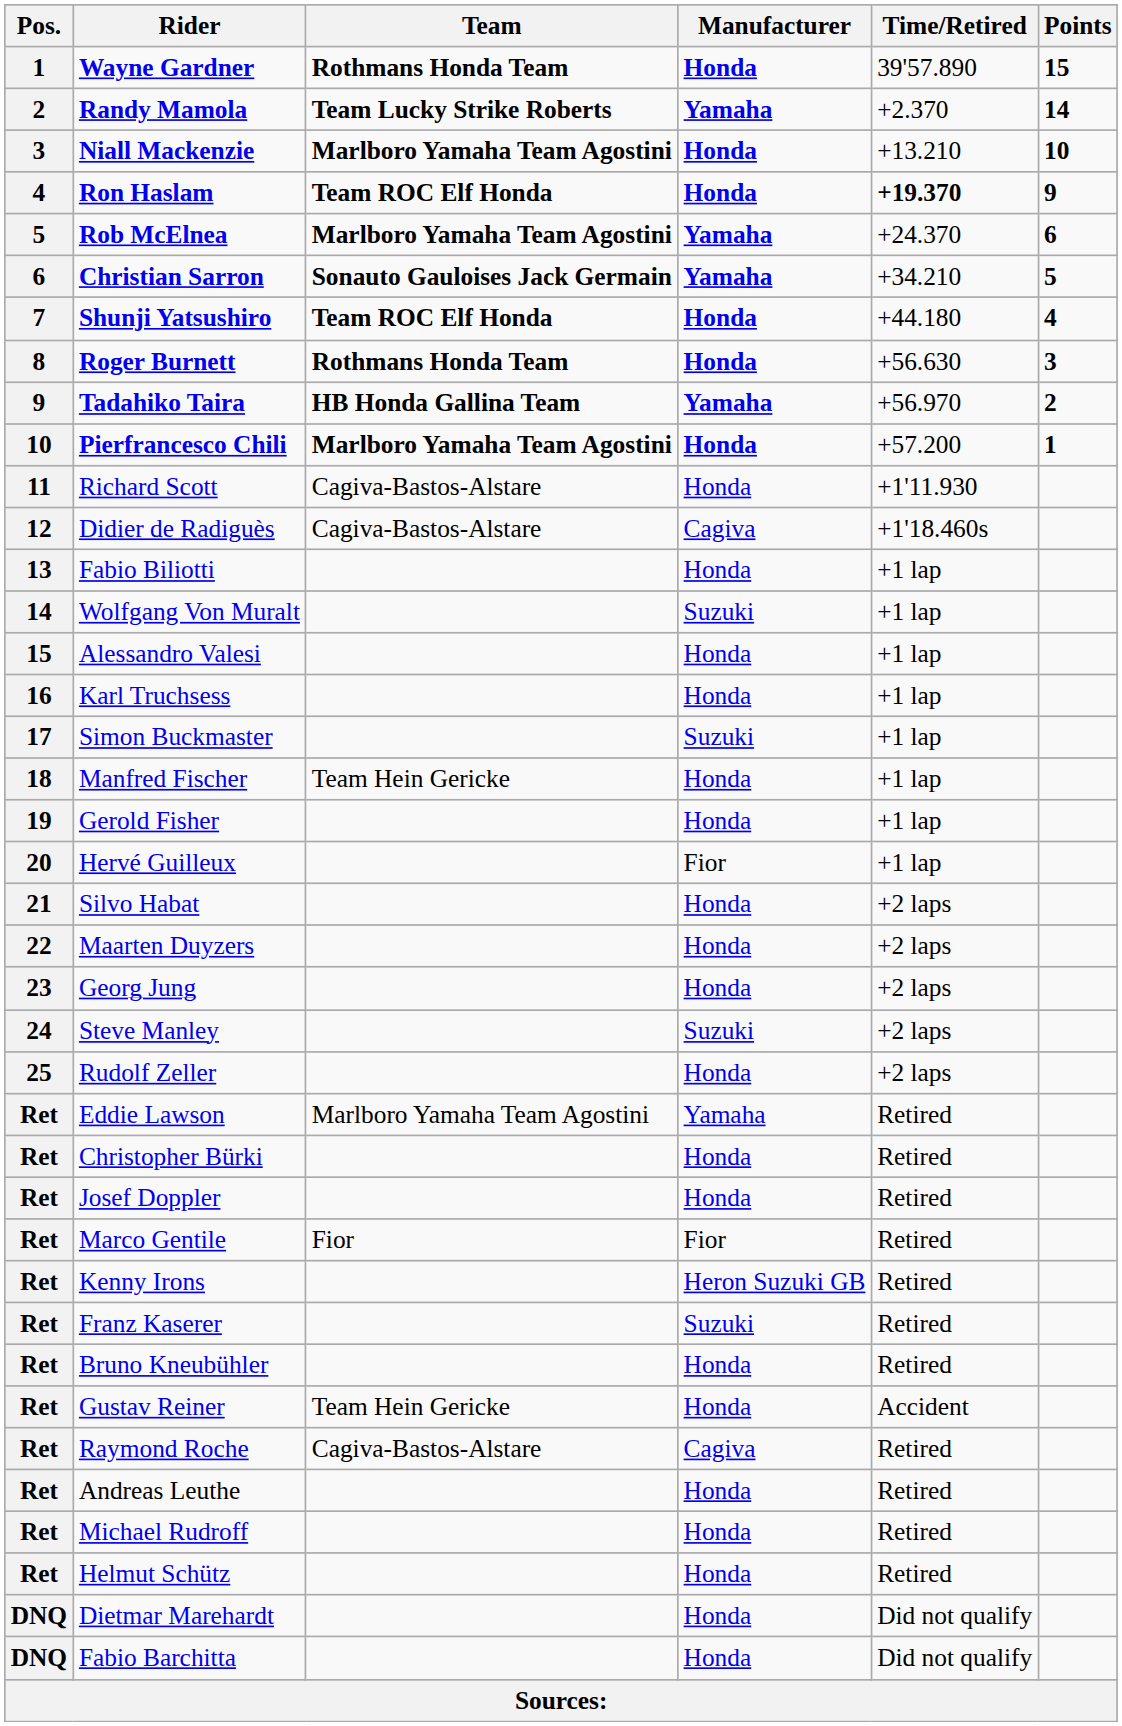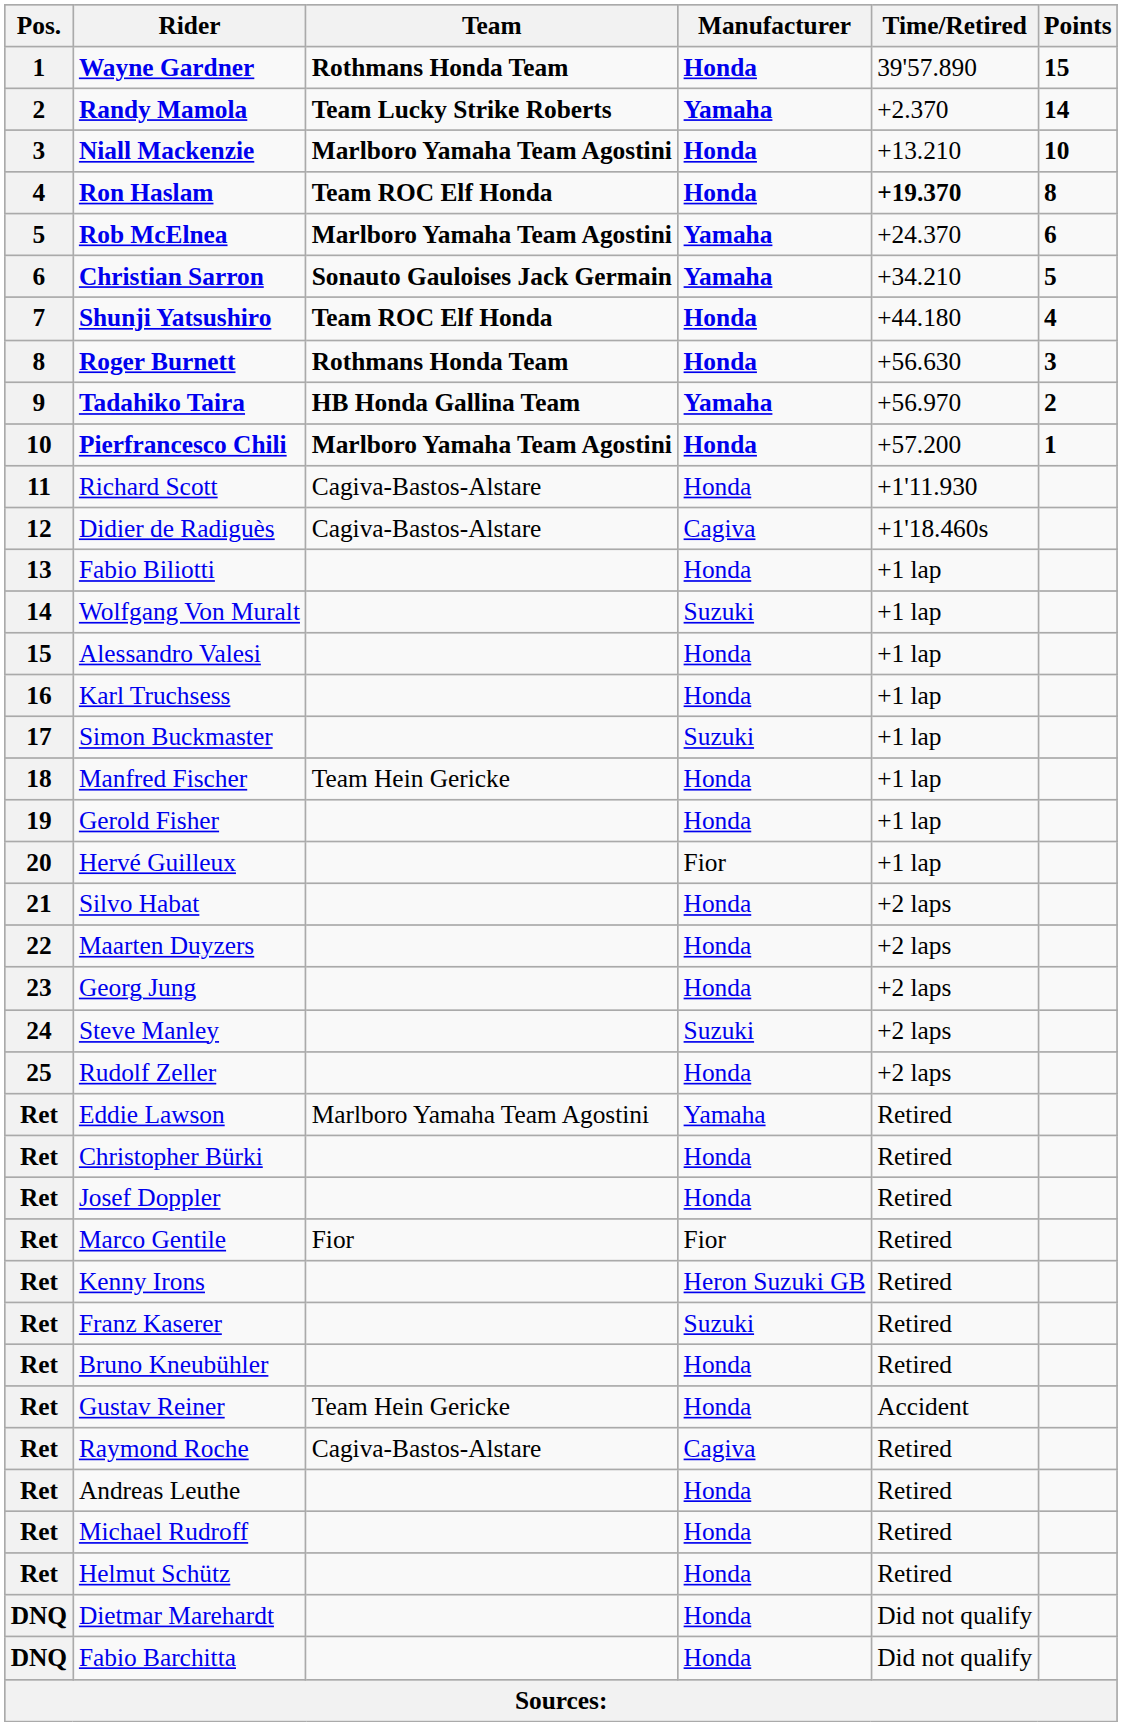(1050, 193) 9 -> (1050, 193) 8
